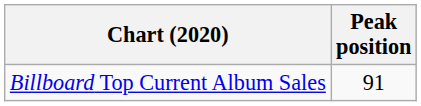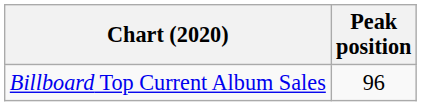(374, 82) 91 -> (374, 82) 96
